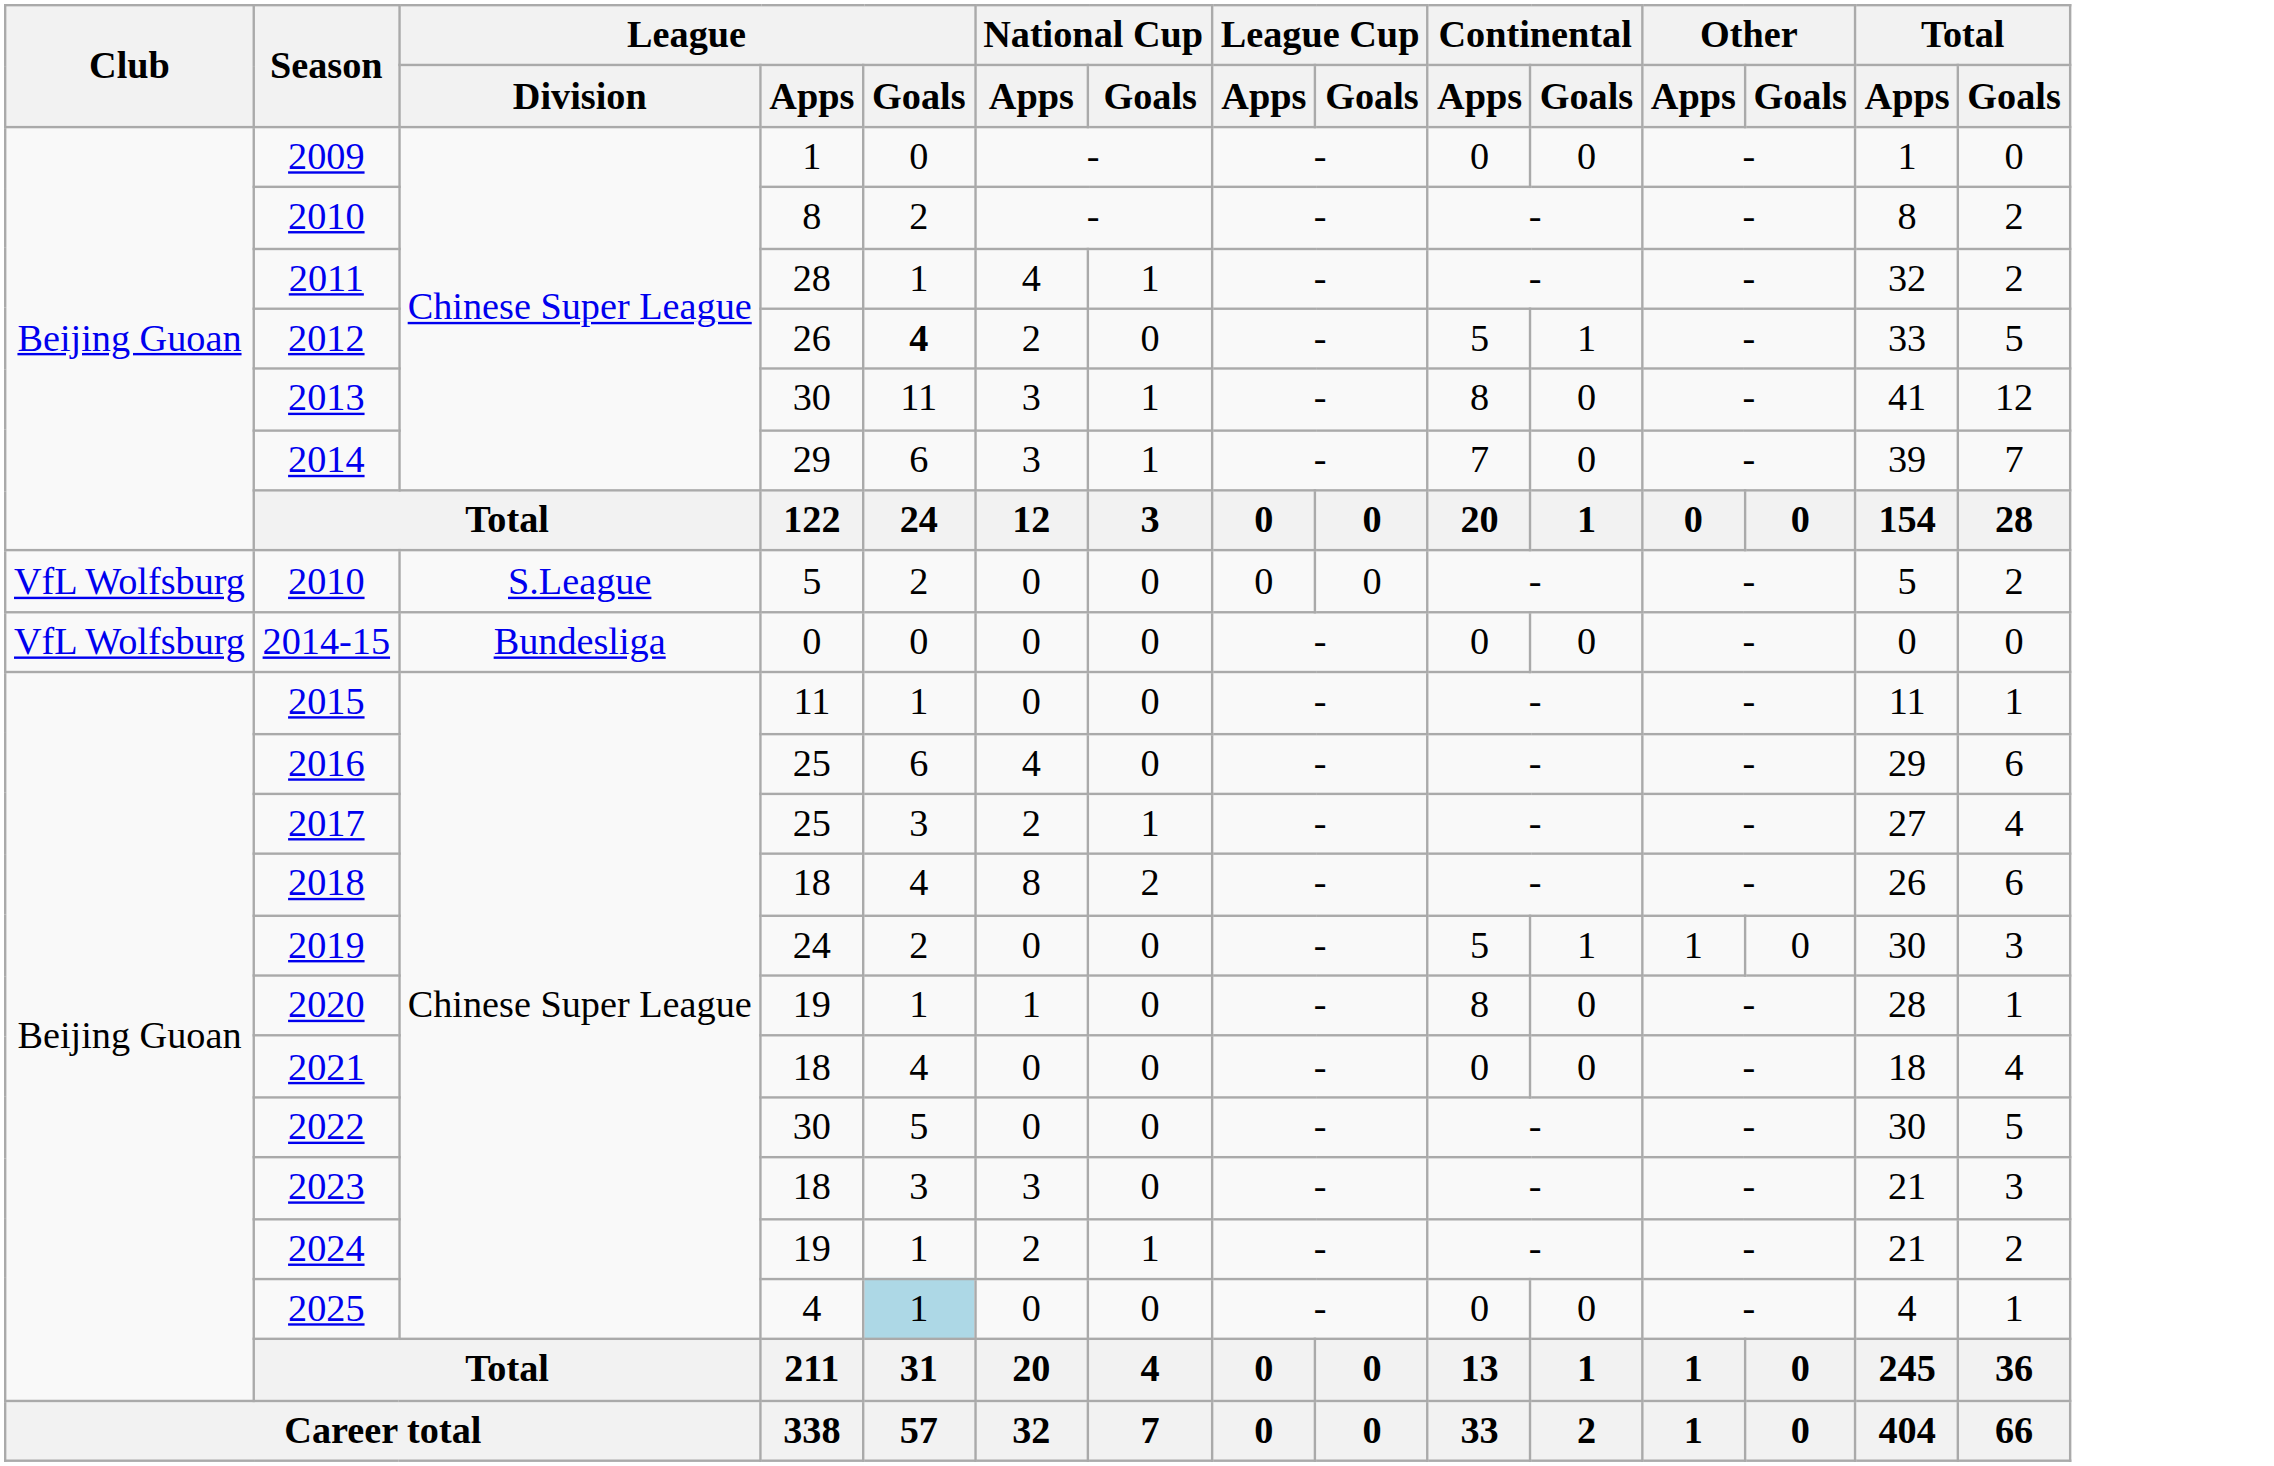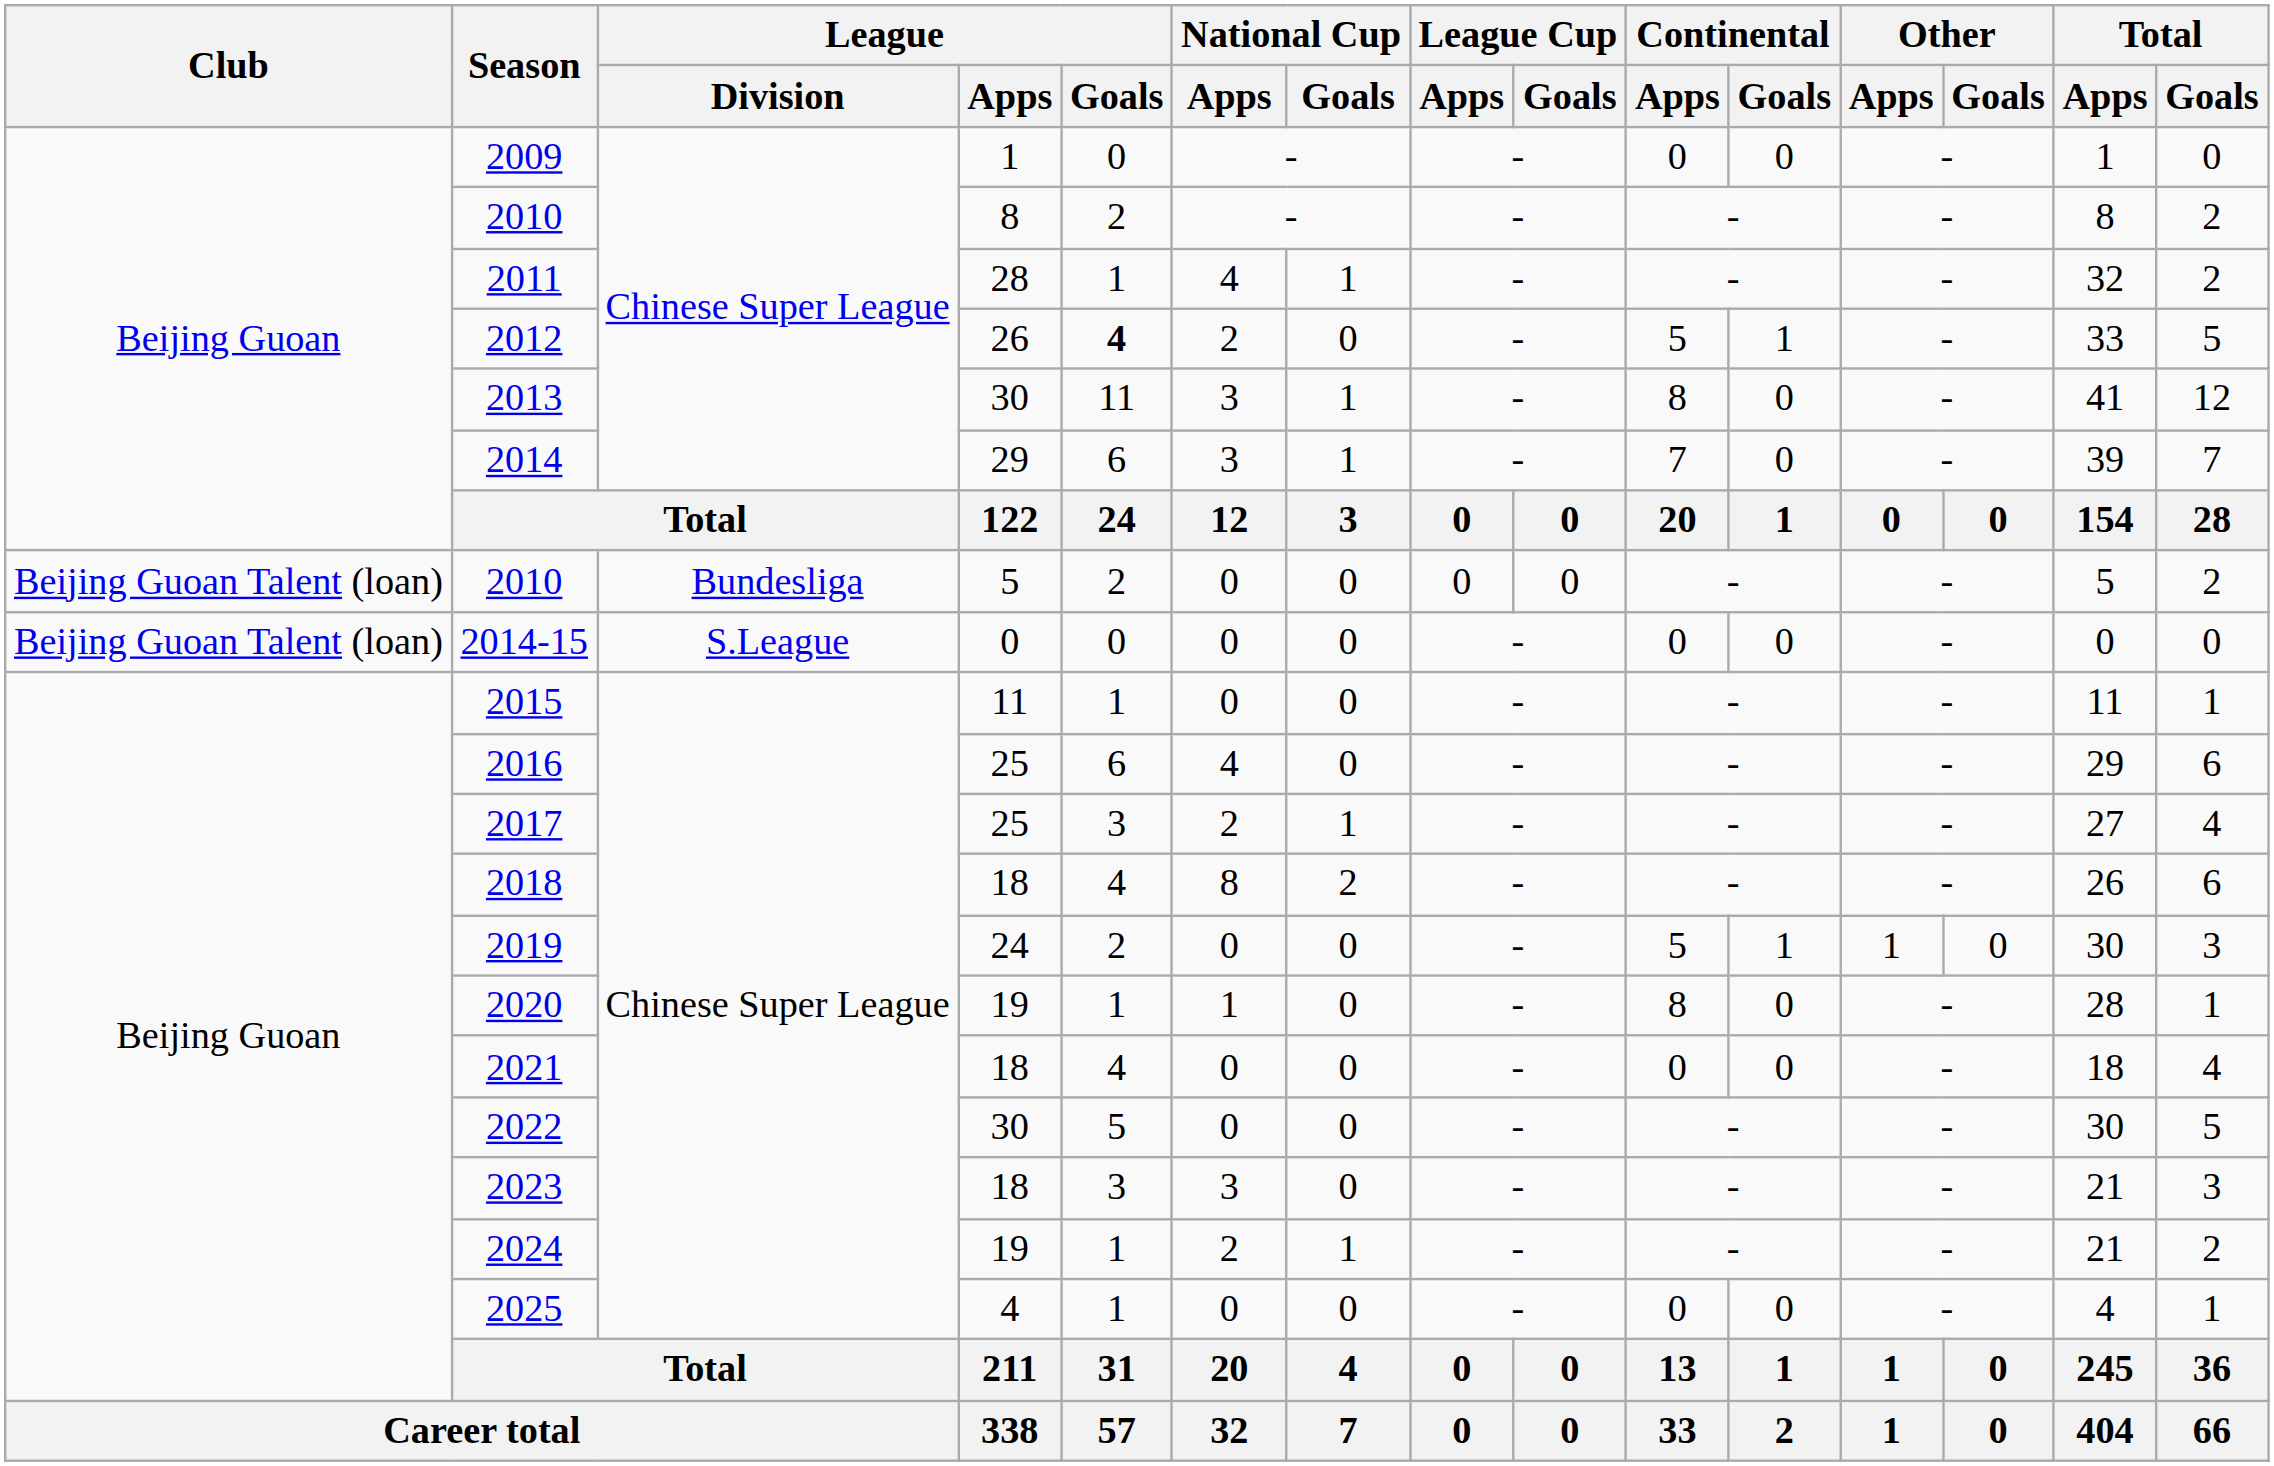(129, 580) VfL Wolfsburg -> (228, 580) Beijing Guoan Talent (loan)
(580, 580) S.League -> (778, 580) Bundesliga
(129, 641) VfL Wolfsburg -> (228, 641) Beijing Guoan Talent (loan)
(580, 641) Bundesliga -> (778, 641) S.League
(919, 1308) lightblue background -> (1117, 1308) no background
